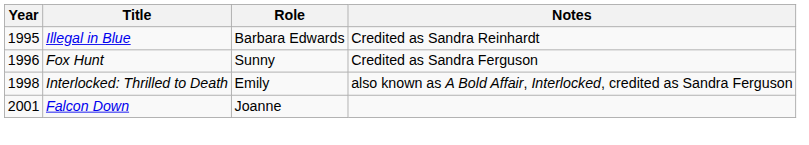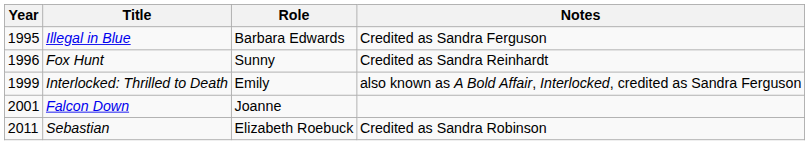(445, 38) Credited as Sandra Reinhardt -> (453, 38) Credited as Sandra Ferguson
(445, 60) Credited as Sandra Ferguson -> (454, 60) Credited as Sandra Reinhardt
(24, 83) 1998 -> (24, 83) 1999
+ row: (78, 128)
